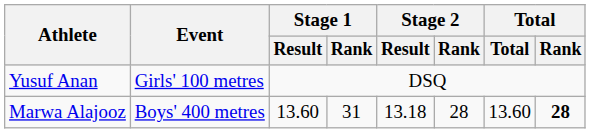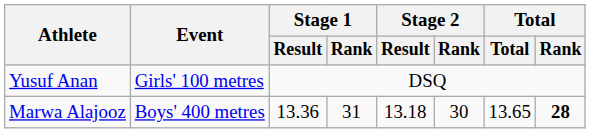(298, 112) 13.60 -> (298, 112) 13.36
(459, 112) 28 -> (459, 112) 30
(510, 112) 13.60 -> (510, 112) 13.65
